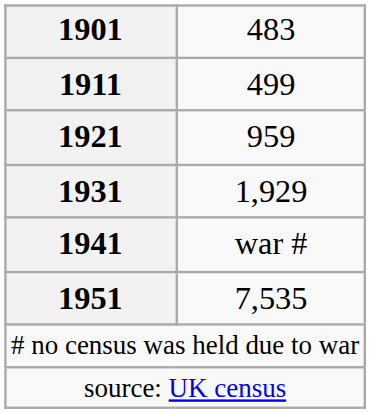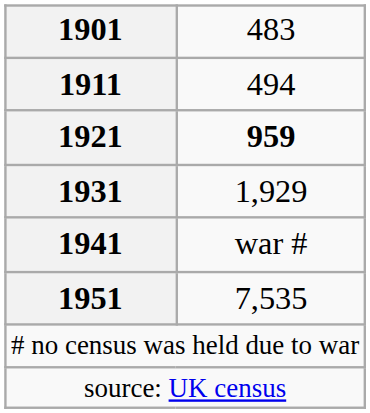(271, 83) 499 -> (271, 83) 494
(271, 137) normal -> (271, 137) bold
